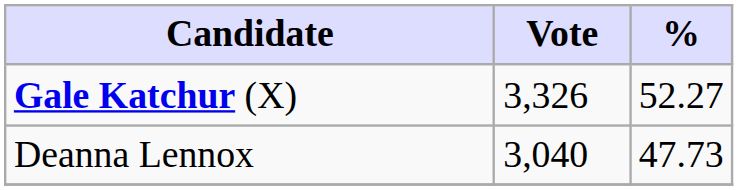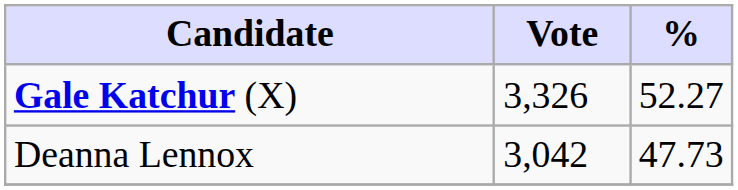(546, 154) 3,040 -> (546, 154) 3,042
